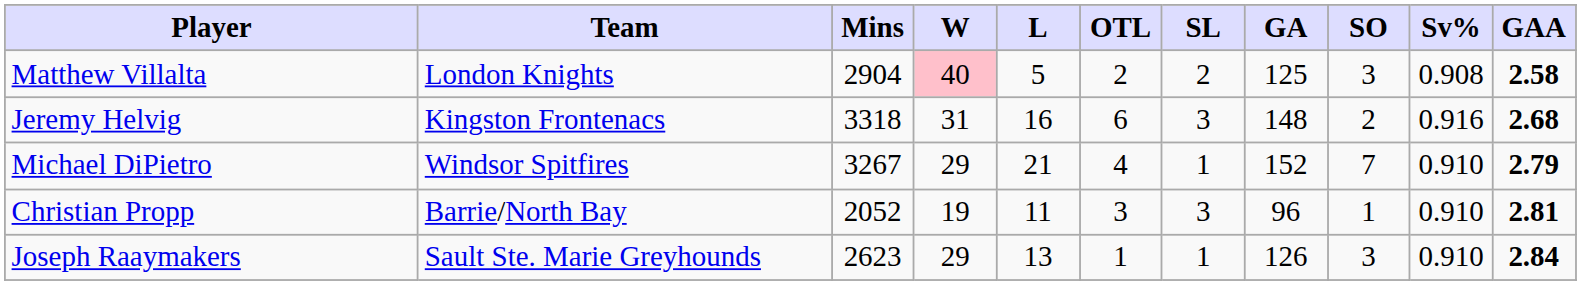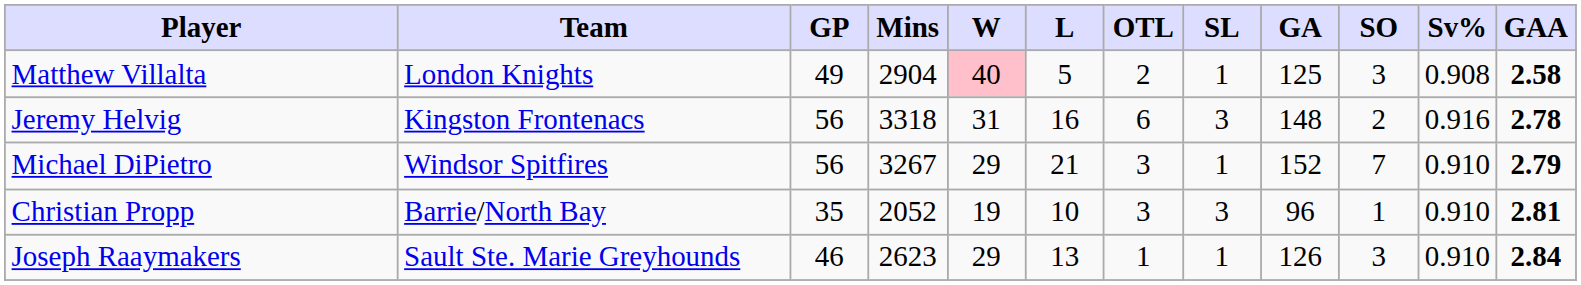+ column: (829, 27)
(1203, 73) 2 -> (1222, 73) 1
(1534, 119) 2.68 -> (1536, 119) 2.78
(1121, 165) 4 -> (1143, 165) 3
(1038, 211) 11 -> (1065, 211) 10
